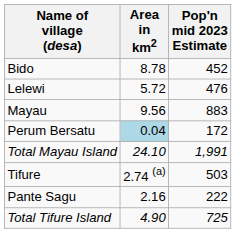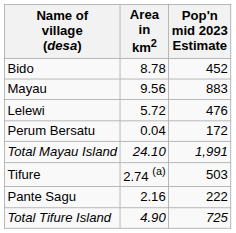rows swapped: (26, 89) <-> (27, 110)
(153, 131) lightblue background -> (153, 131) no background
